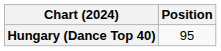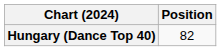(187, 35) 95 -> (187, 35) 82
